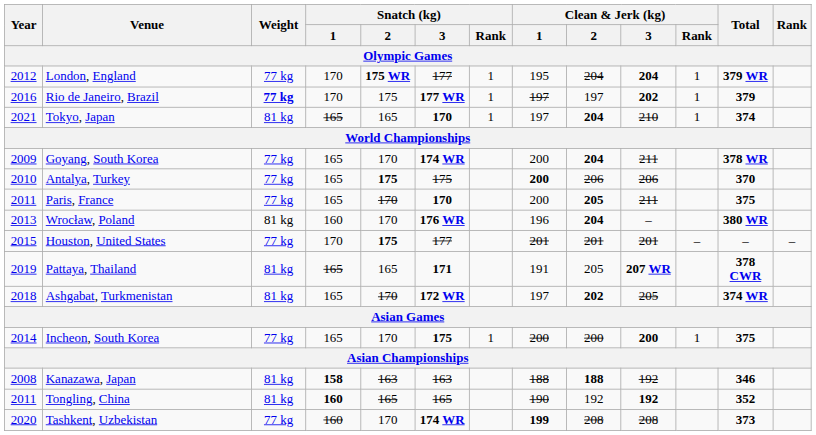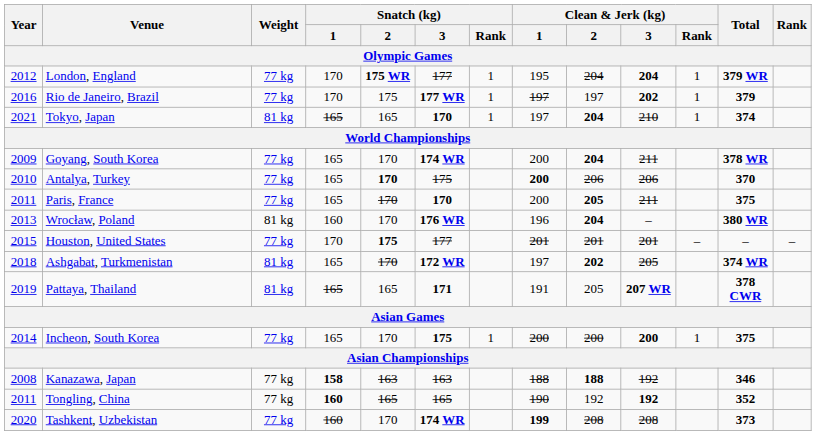(279, 96) bold -> (279, 96) normal
(388, 179) 175 -> (388, 179) 170
rows swapped: (109, 296) <-> (91, 268)
(279, 378) 81 kg -> (279, 378) 77 kg
(279, 399) 81 kg -> (279, 399) 77 kg
